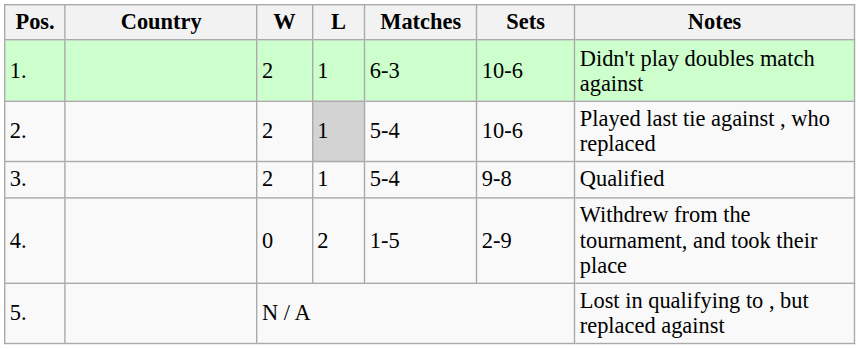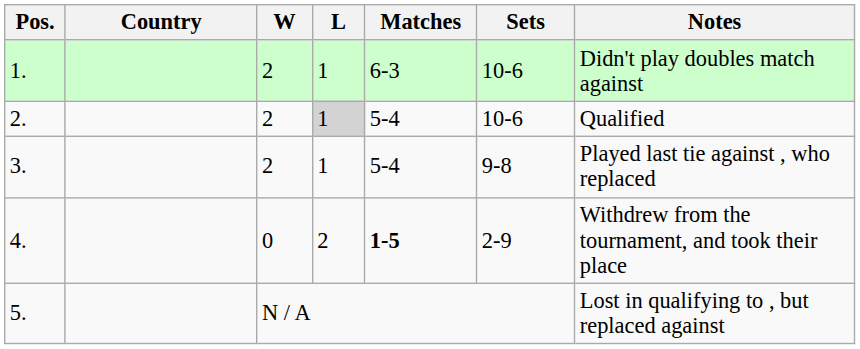(705, 131) Played last tie against , who replaced -> (622, 118) Qualified
(622, 179) Qualified -> (705, 166) Played last tie against , who replaced
(385, 239) normal -> (385, 239) bold
